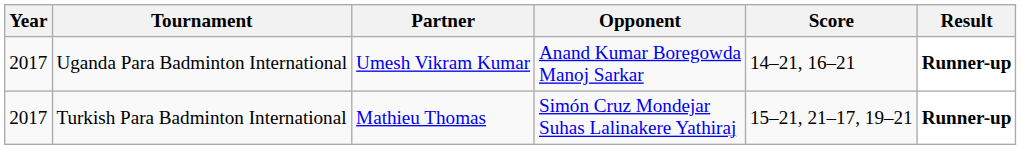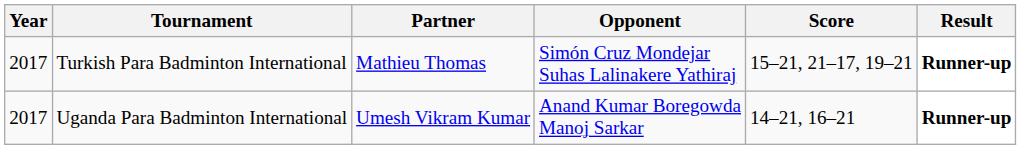rows swapped: (202, 63) <-> (201, 117)
